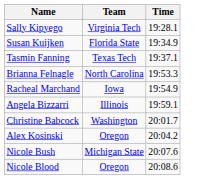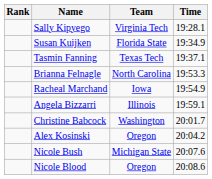+ column: (18, 12)
